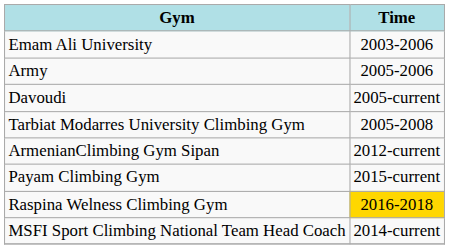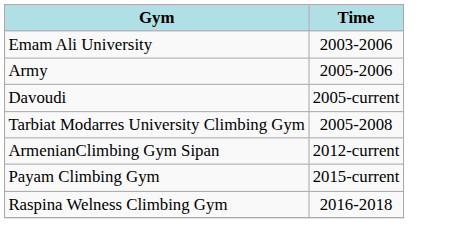(397, 204) gold background -> (356, 204) no background
- row: (177, 230)
